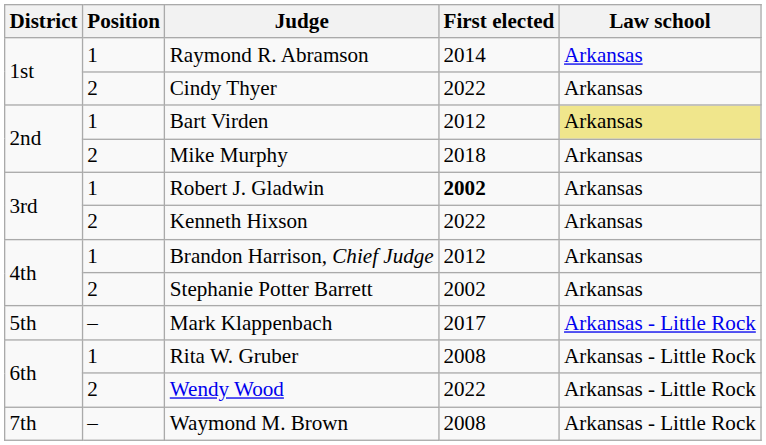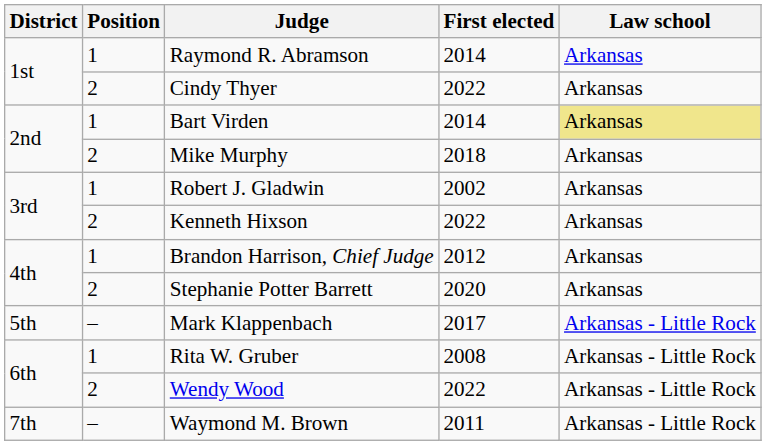(465, 121) 2012 -> (465, 121) 2014
(465, 188) bold -> (465, 188) normal
(465, 289) 2002 -> (465, 289) 2020
(465, 423) 2008 -> (464, 423) 2011
